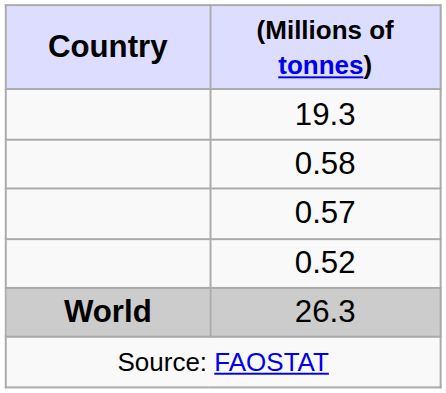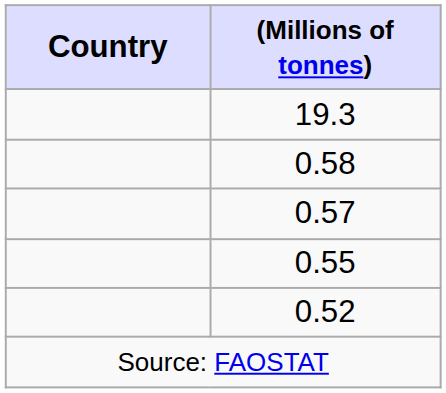+ row: (325, 262)
- row: (325, 311)
